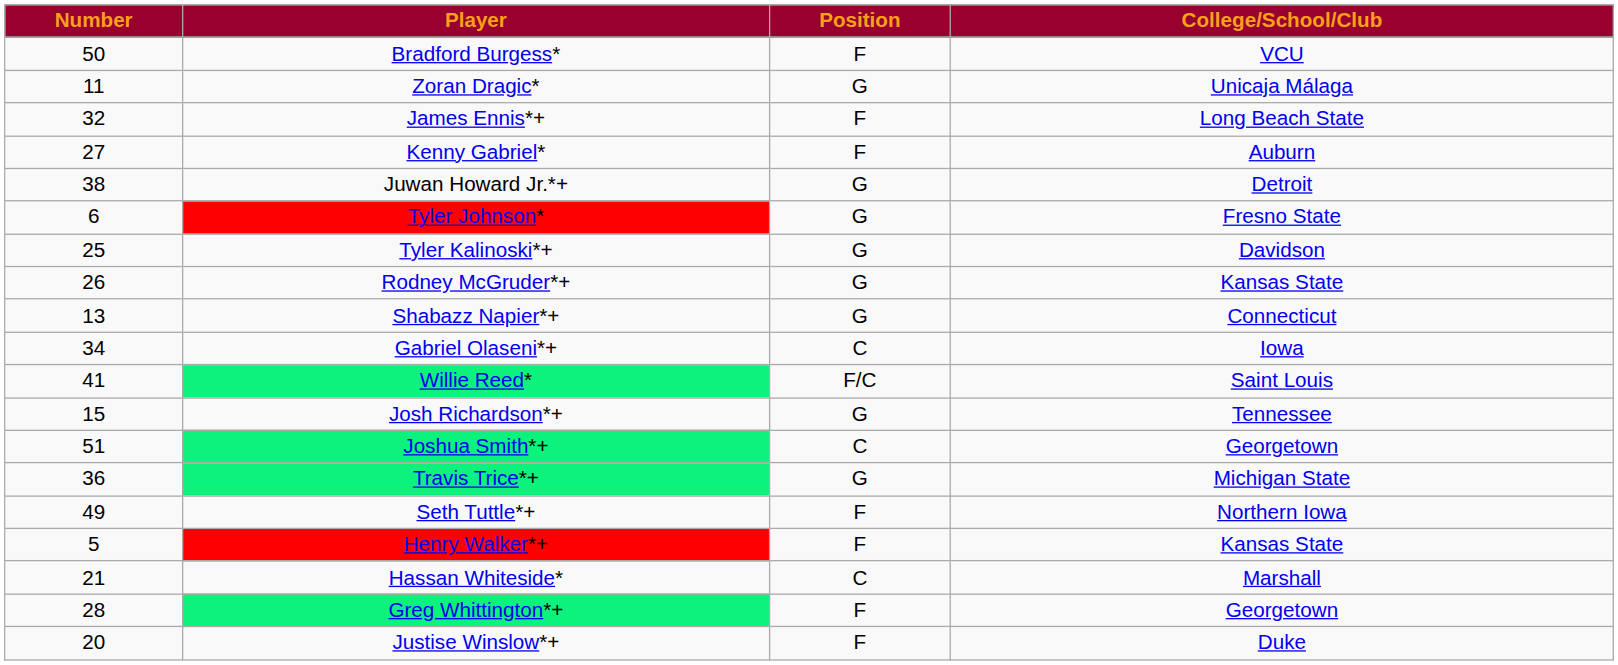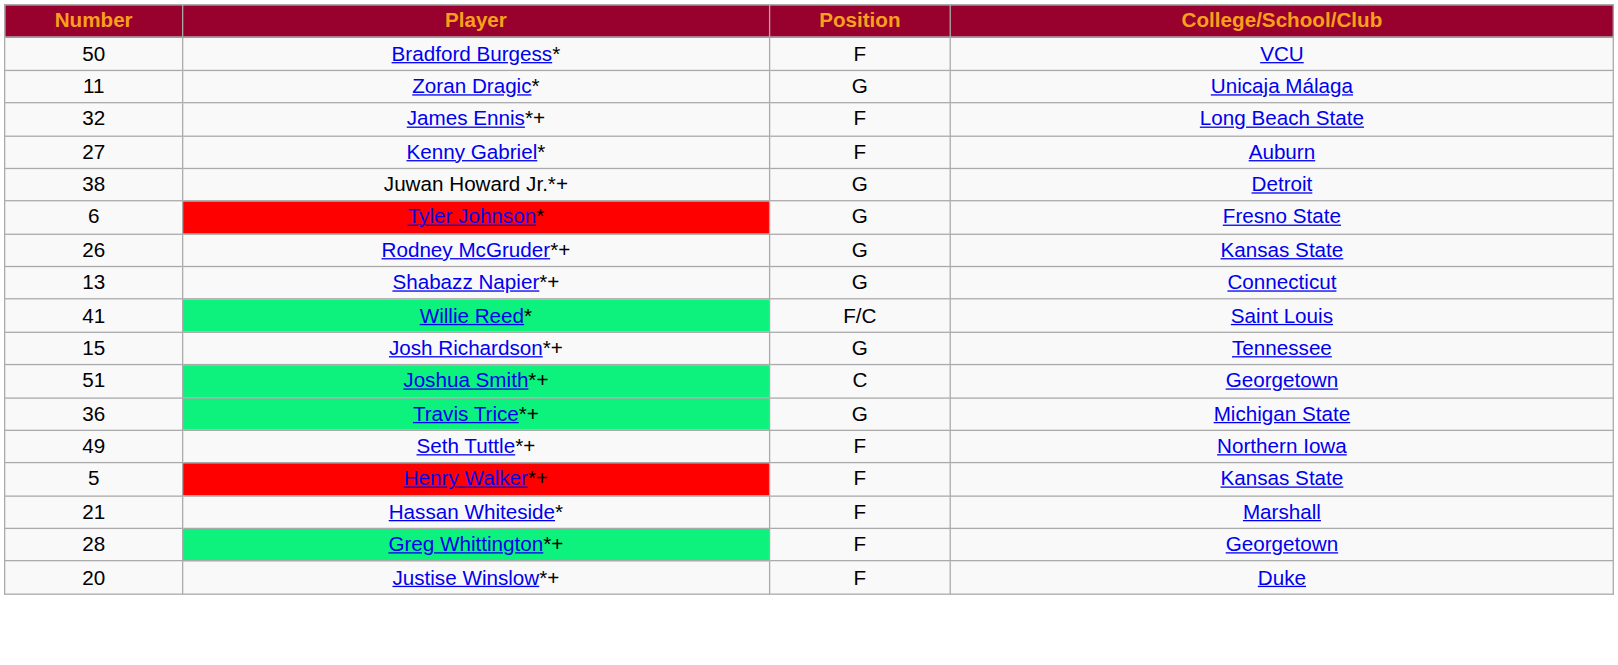- row: (476, 250)
- row: (476, 348)
(860, 577) C -> (860, 511) F
